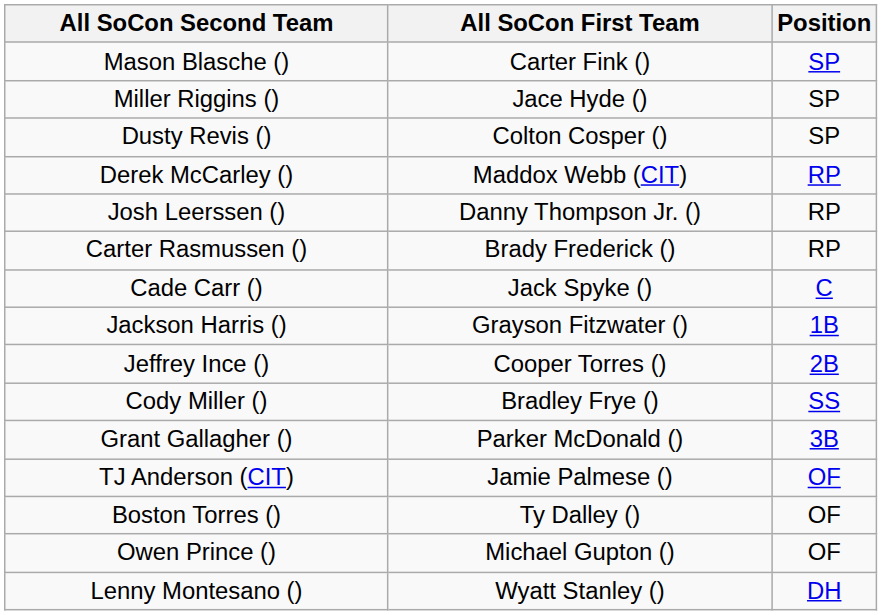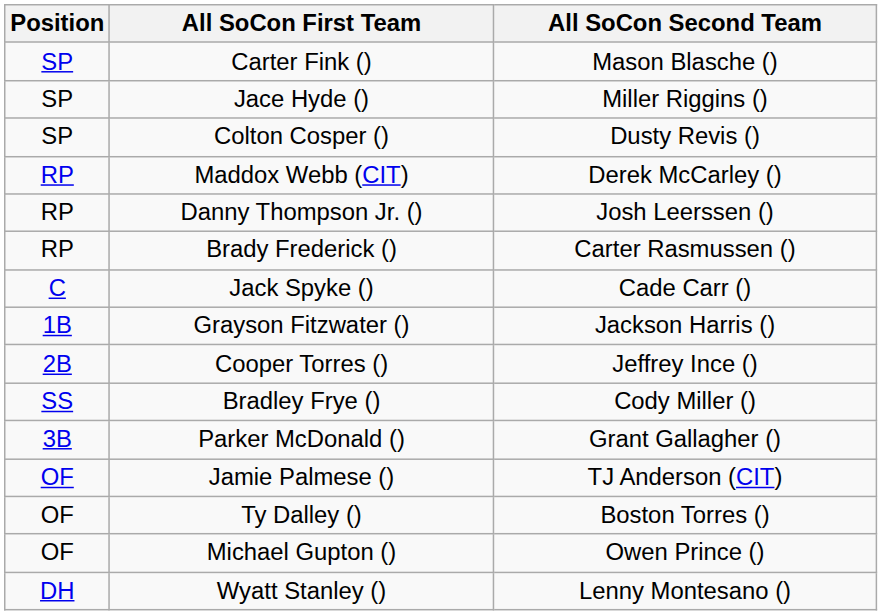columns swapped: (824, 23) <-> (196, 23)
